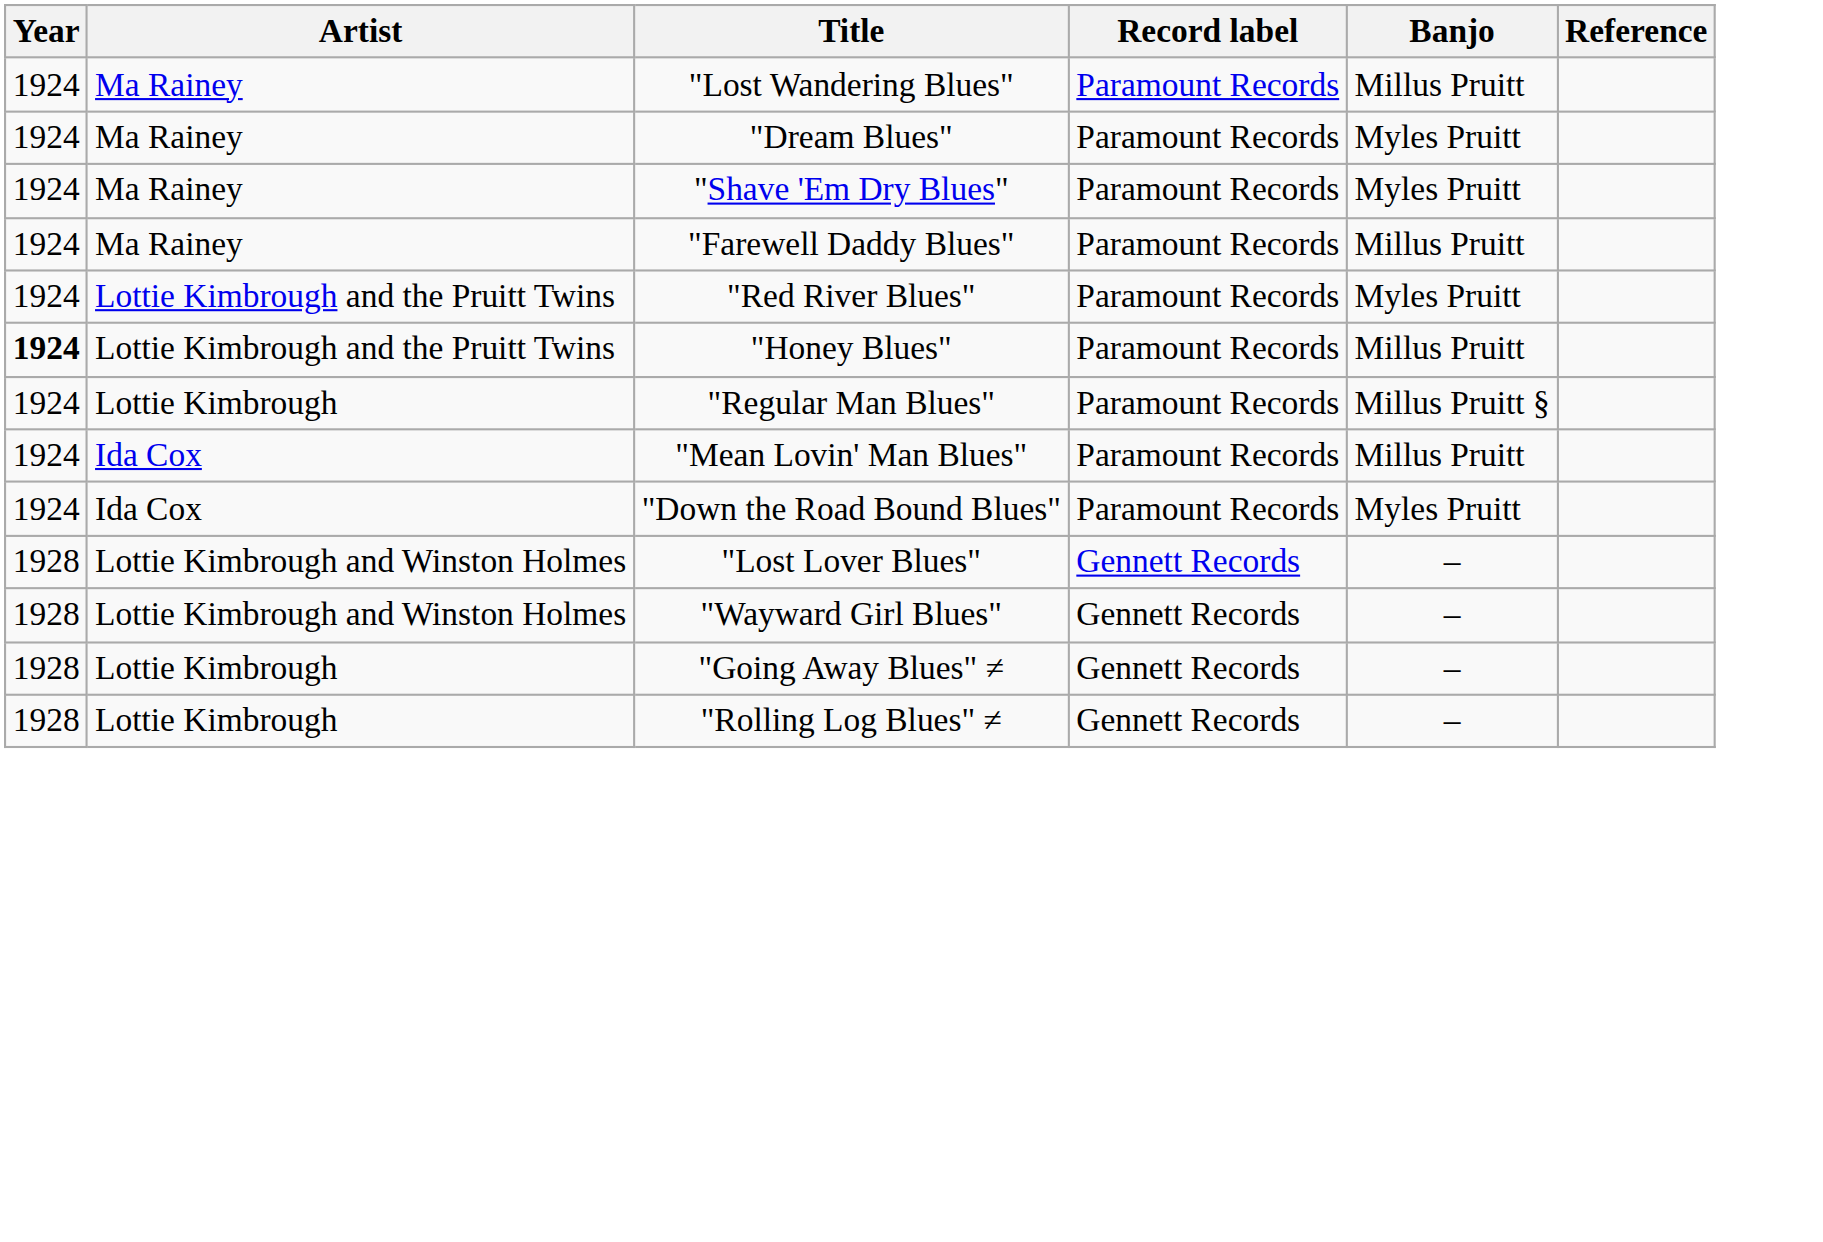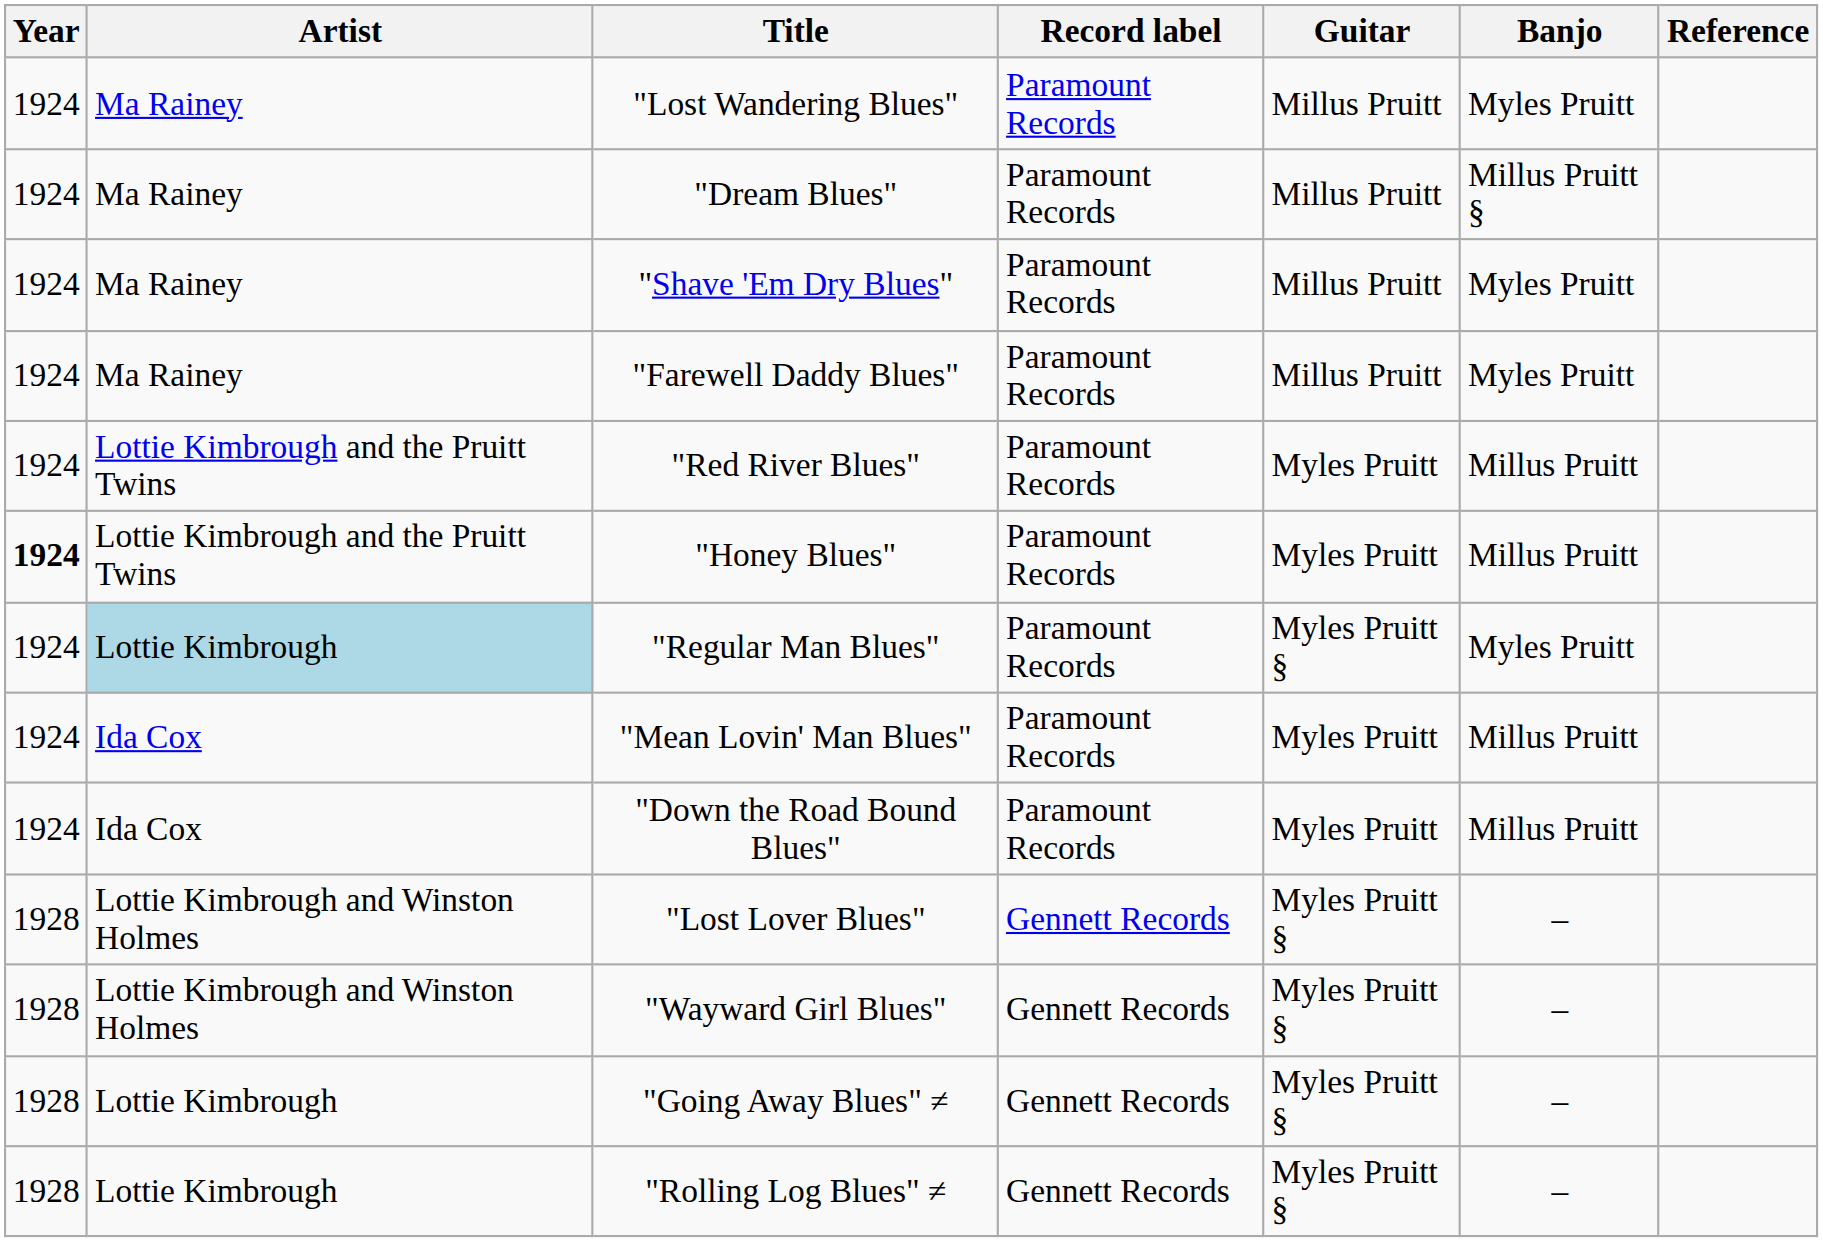+ column: (1362, 31)
(1440, 84) Millus Pruitt -> (1551, 102) Myles Pruitt
(1438, 137) Myles Pruitt -> (1553, 193) Millus Pruitt §
(1440, 243) Millus Pruitt -> (1551, 374) Myles Pruitt
(1438, 296) Myles Pruitt -> (1553, 465) Millus Pruitt
(216, 402) no background -> (216, 646) lightblue background
(1452, 402) Millus Pruitt § -> (1551, 646) Myles Pruitt
(1438, 508) Myles Pruitt -> (1553, 828) Millus Pruitt
